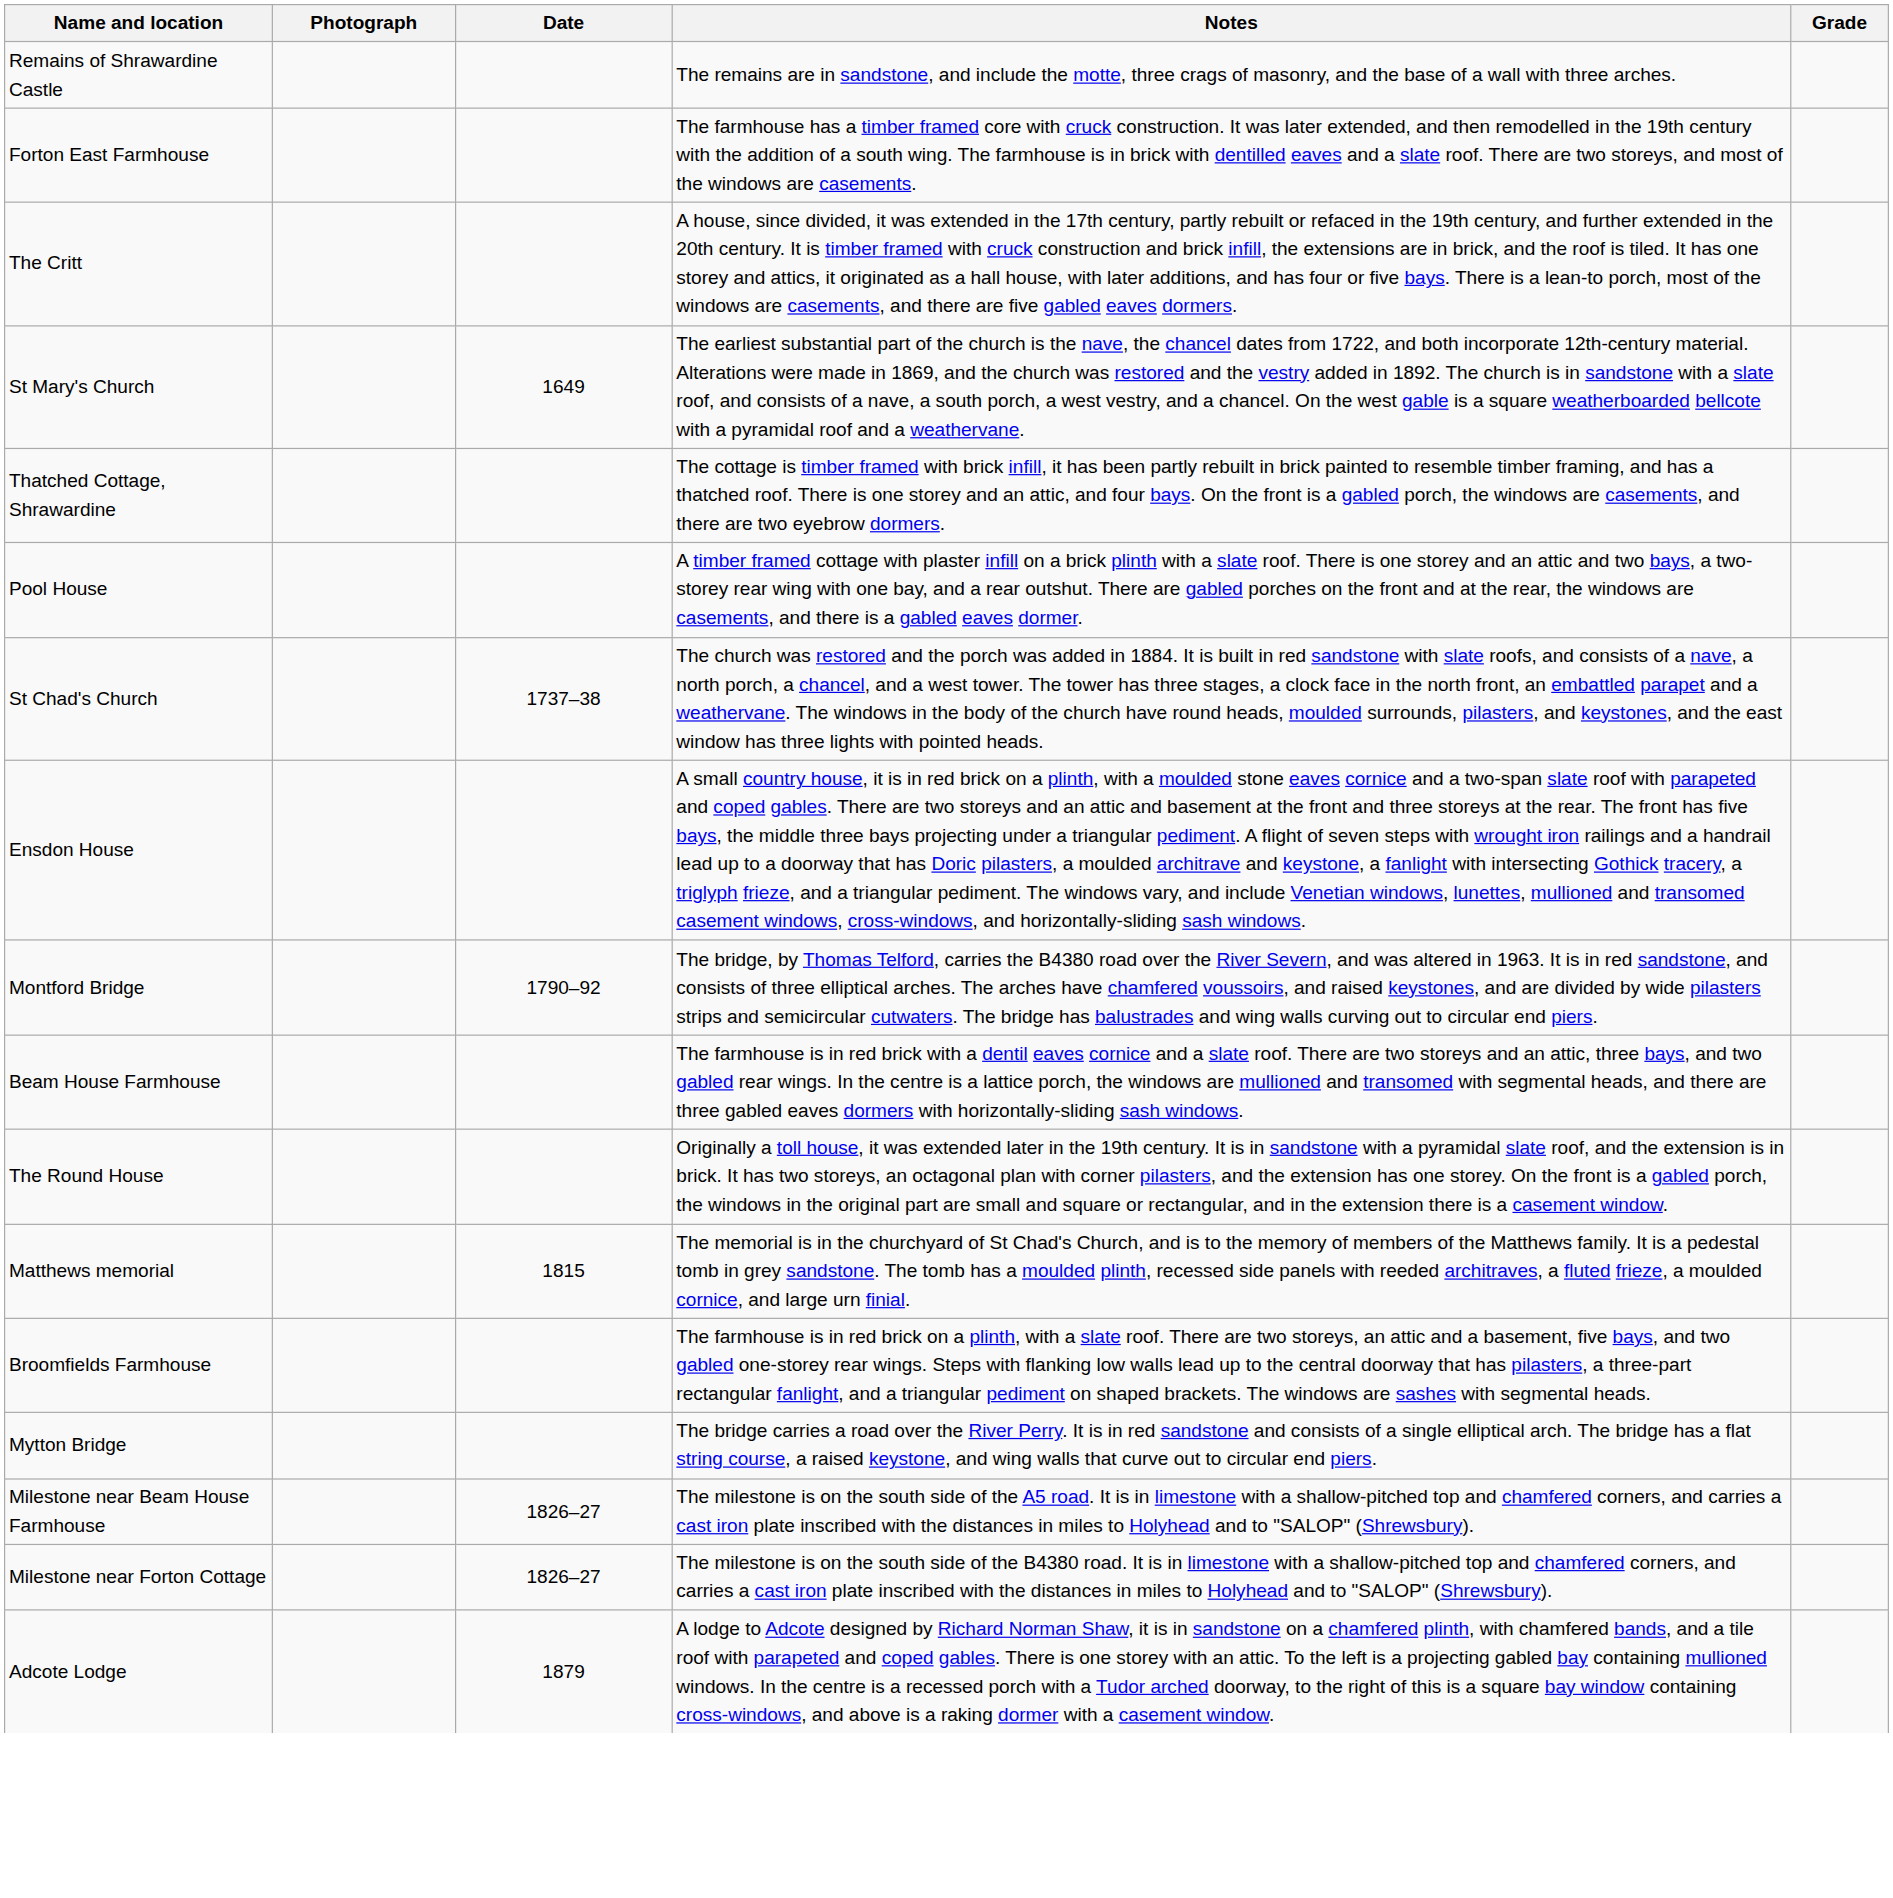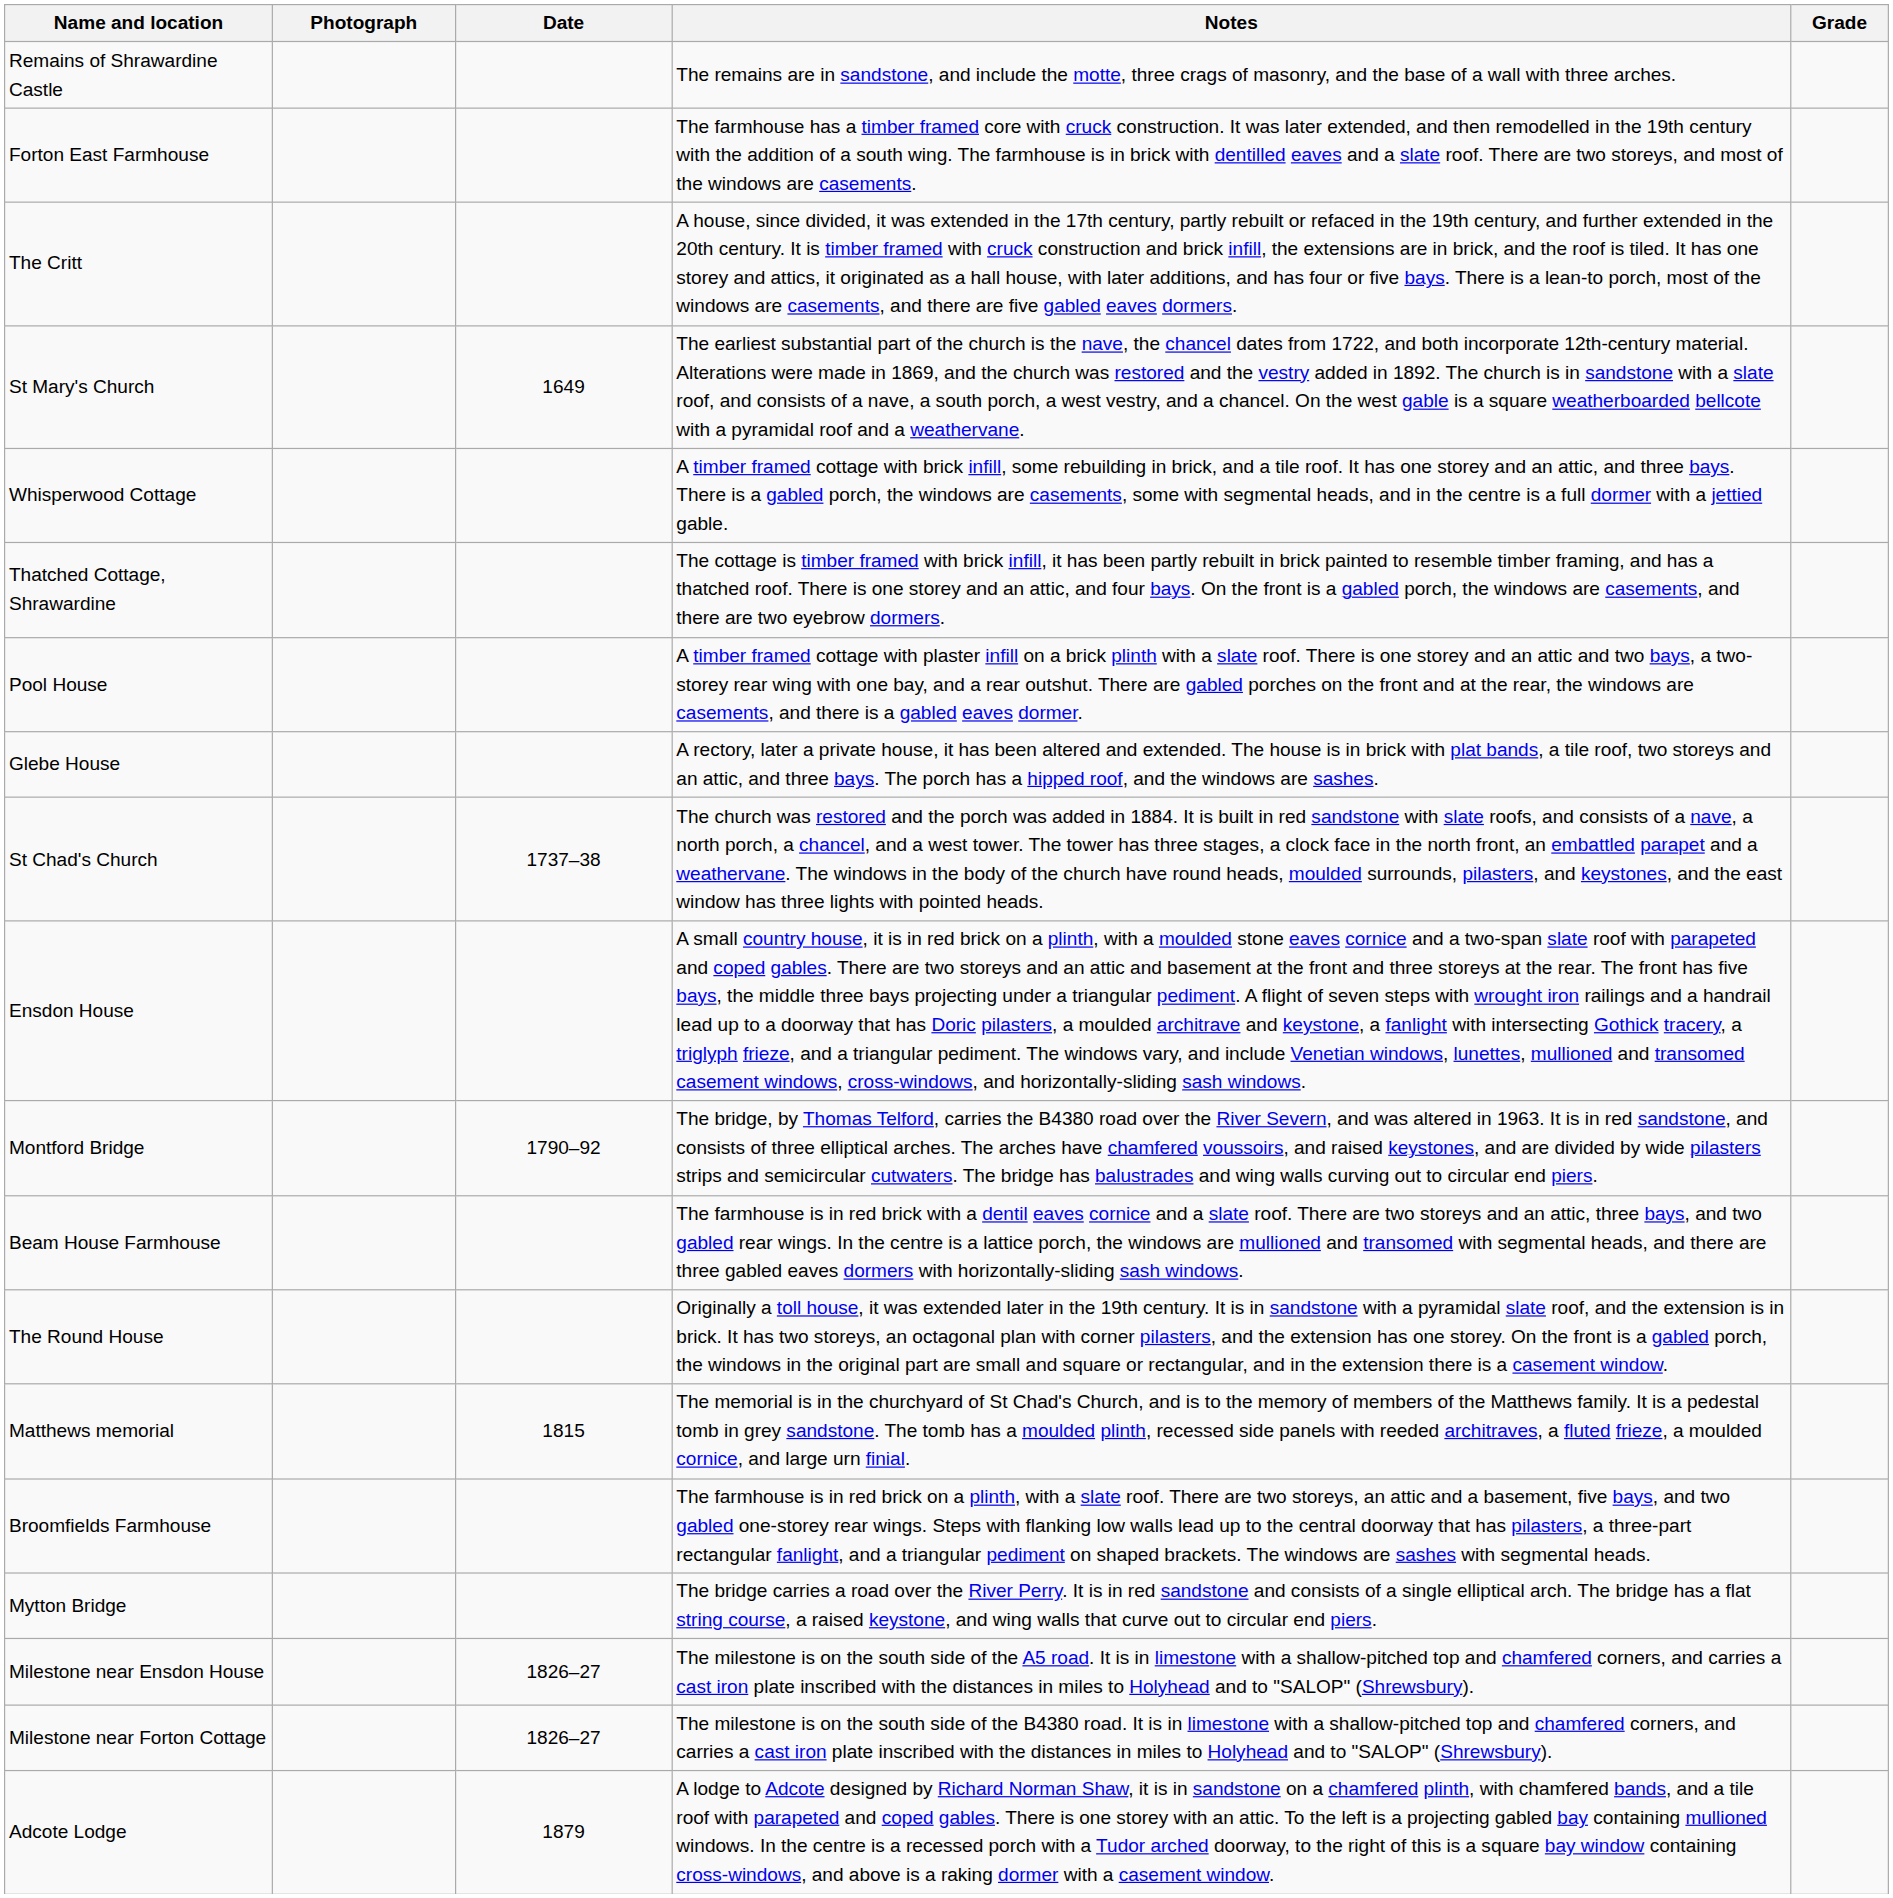+ row: (103, 495)
+ row: (65, 764)
- row: (129, 1511)
+ row: (137, 1671)
